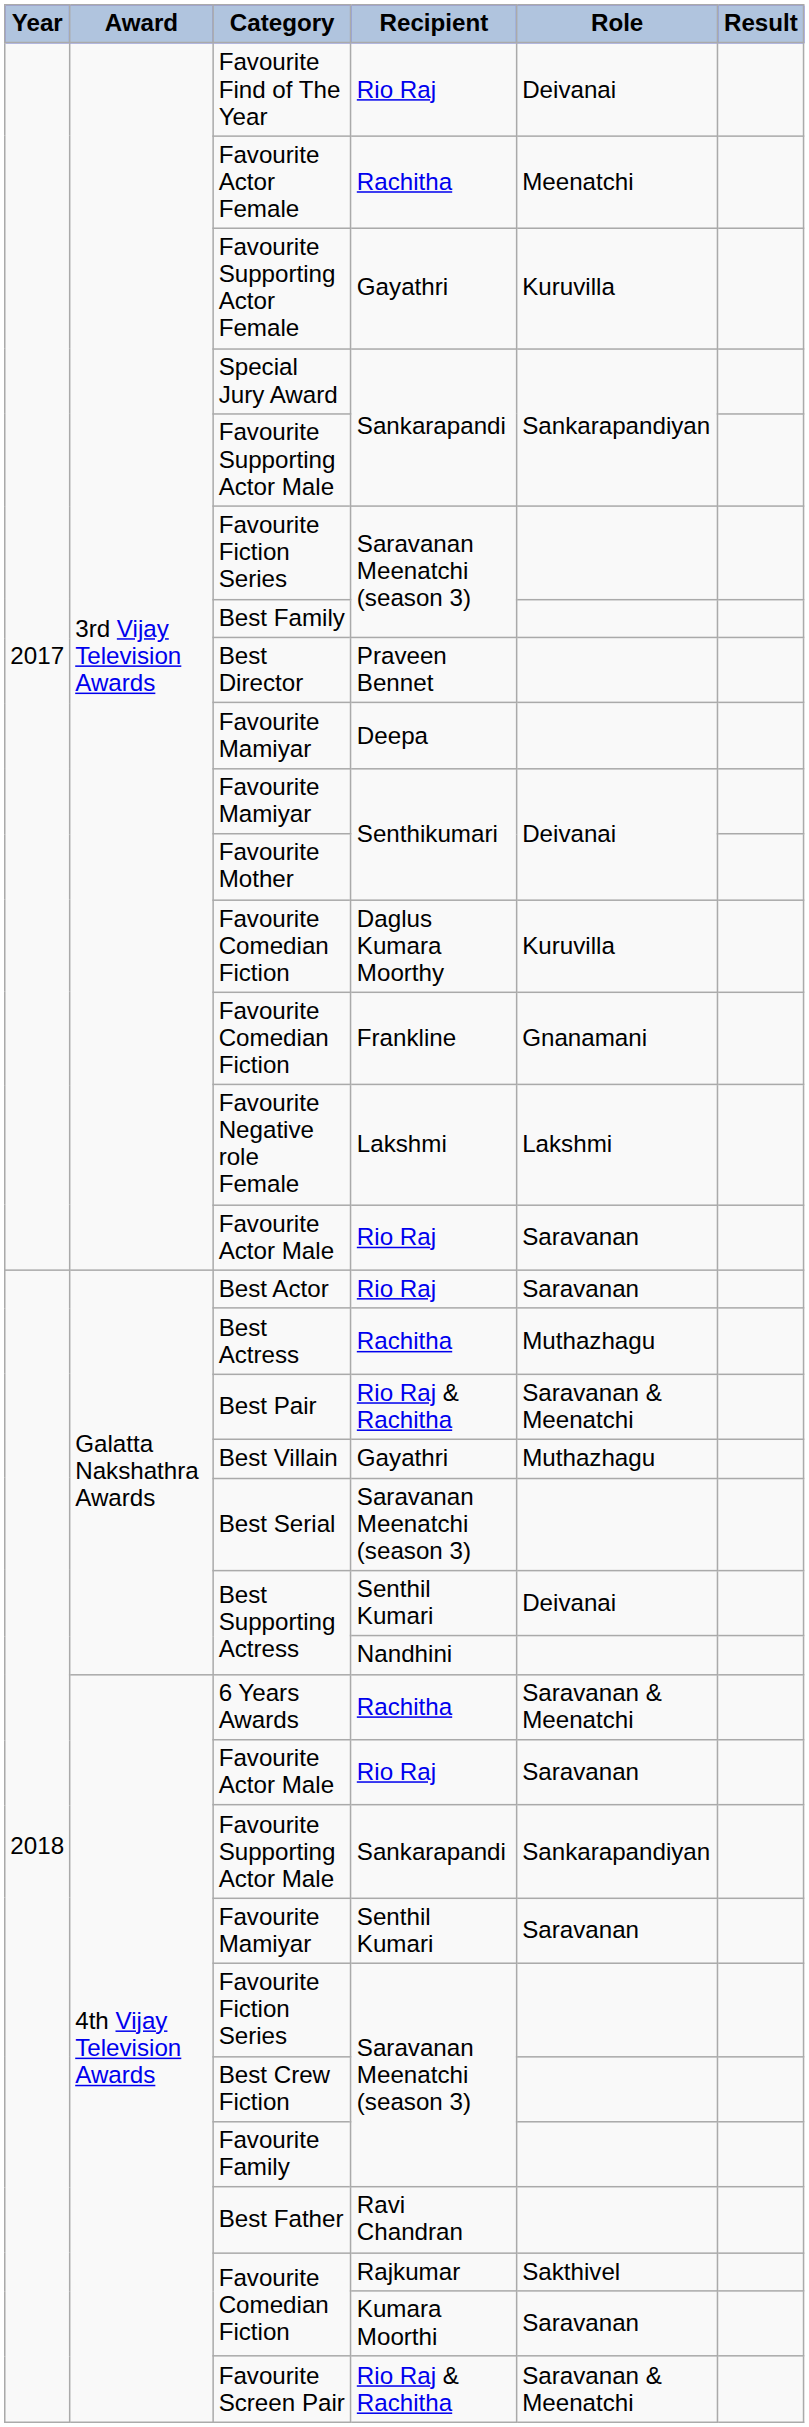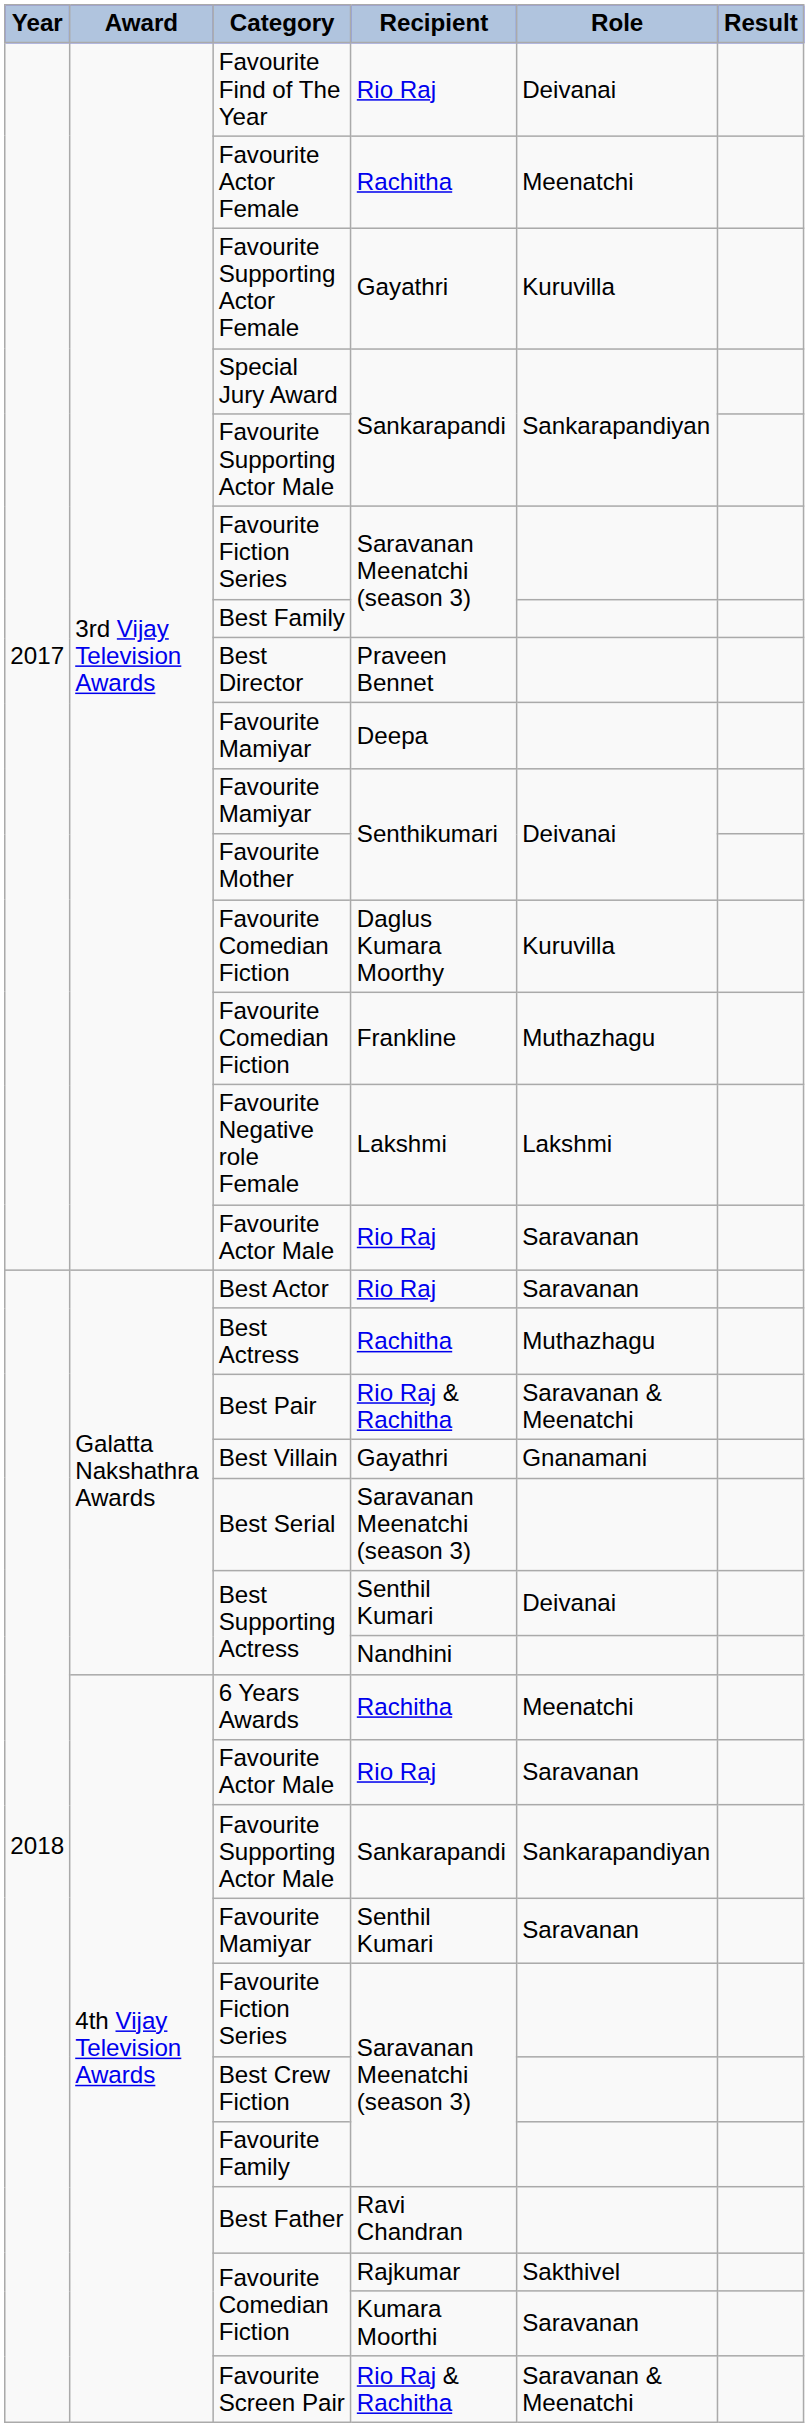(585, 1038) Gnanamani -> (589, 1038) Muthazhagu
(589, 1458) Muthazhagu -> (585, 1458) Gnanamani
(592, 1706) Saravanan & Meenatchi -> (578, 1706) Meenatchi
